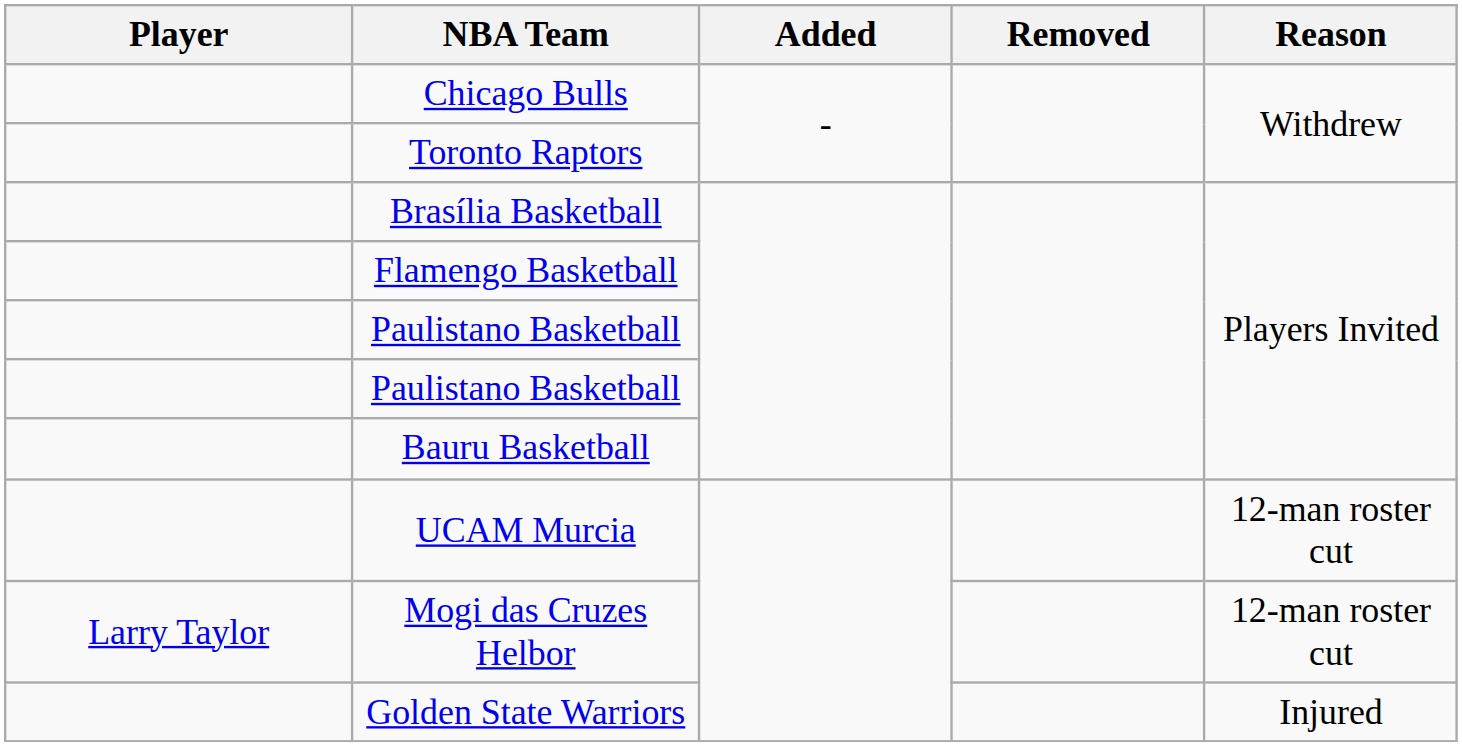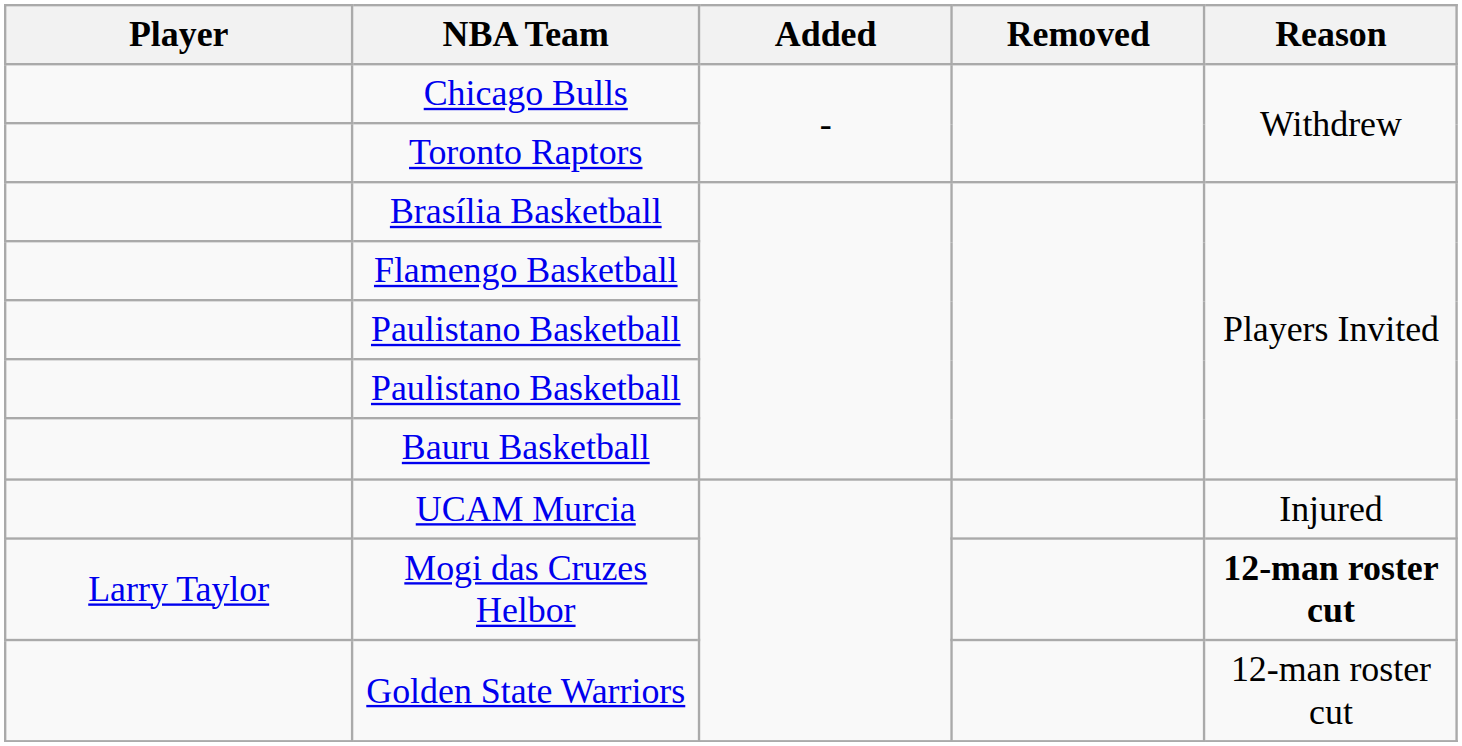(1331, 528) 12-man roster cut -> (1331, 507) Injured
(1331, 630) normal -> (1331, 587) bold
(1331, 710) Injured -> (1331, 689) 12-man roster cut
